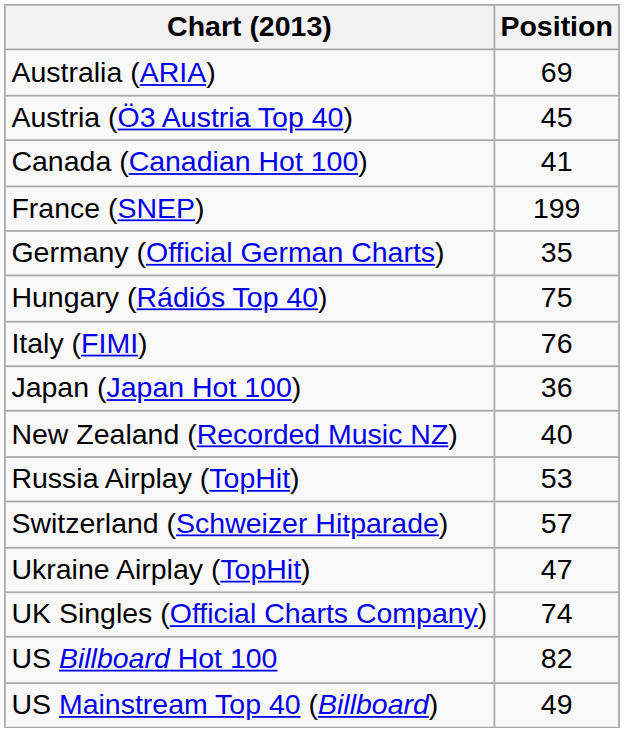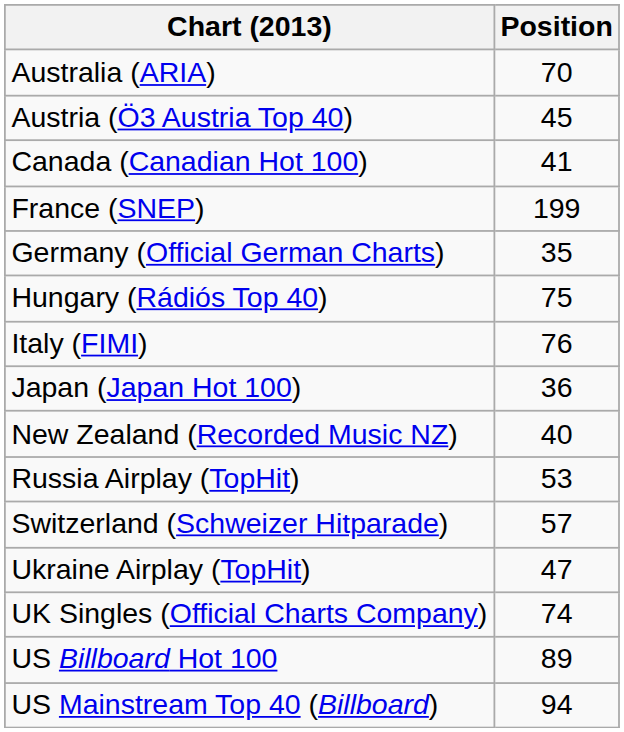(557, 72) 69 -> (557, 72) 70
(557, 659) 82 -> (557, 659) 89
(557, 704) 49 -> (557, 704) 94
